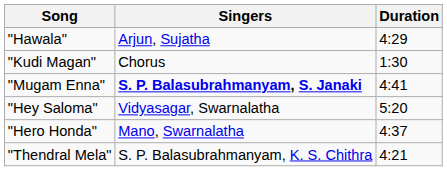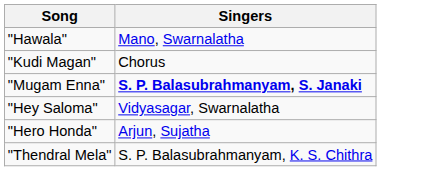- column: (409, 16)
(164, 39) Arjun, Sujatha -> (181, 39) Mano, Swarnalatha
(181, 132) Mano, Swarnalatha -> (164, 132) Arjun, Sujatha
